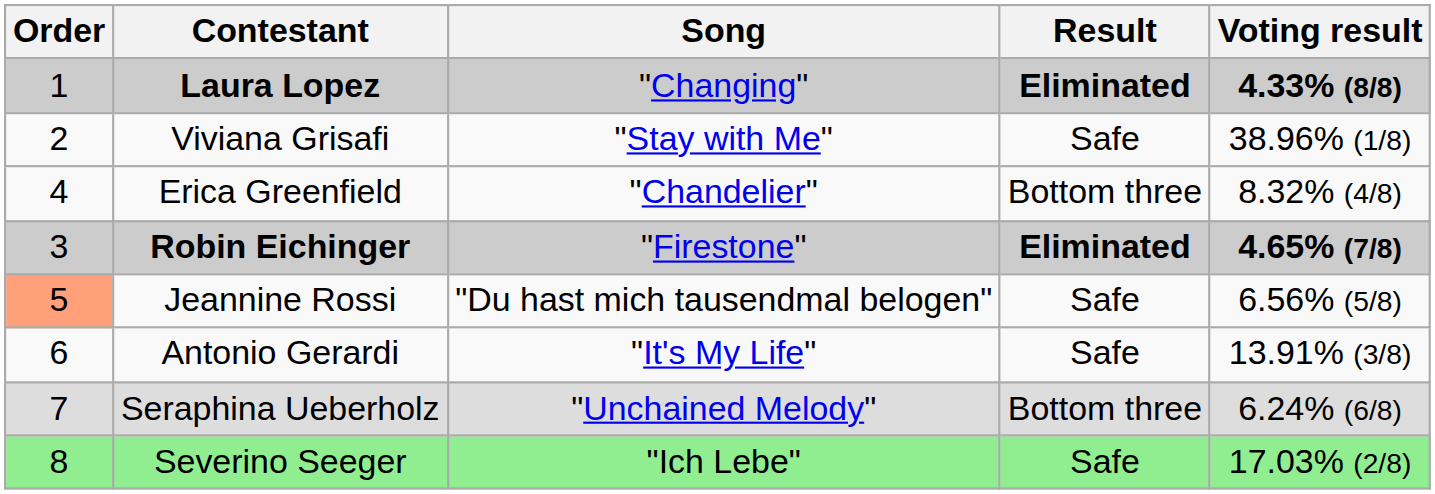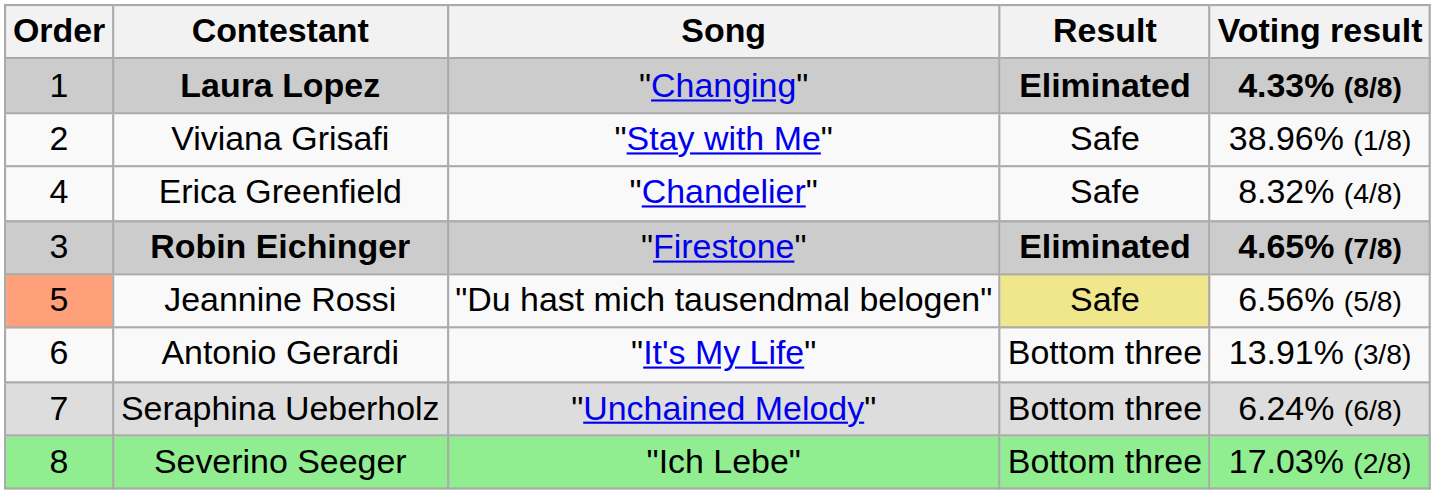(1105, 192) Bottom three -> (1105, 192) Safe
(1105, 300) no background -> (1105, 300) khaki background
(1105, 354) Safe -> (1105, 354) Bottom three
(1105, 461) Safe -> (1105, 461) Bottom three
